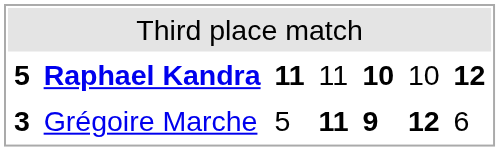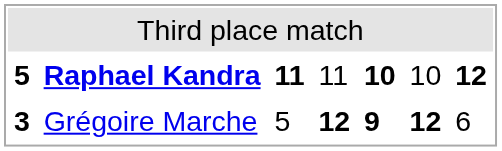(333, 121) 11 -> (334, 121) 12
